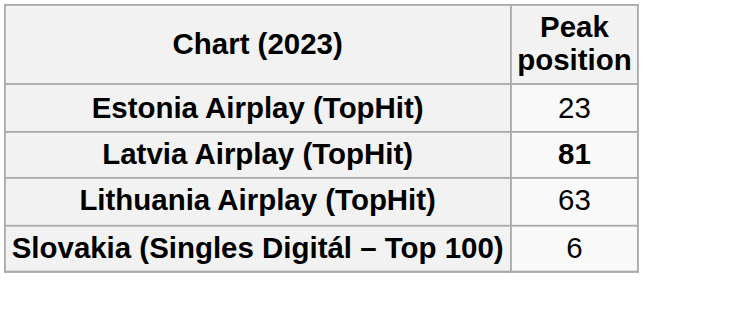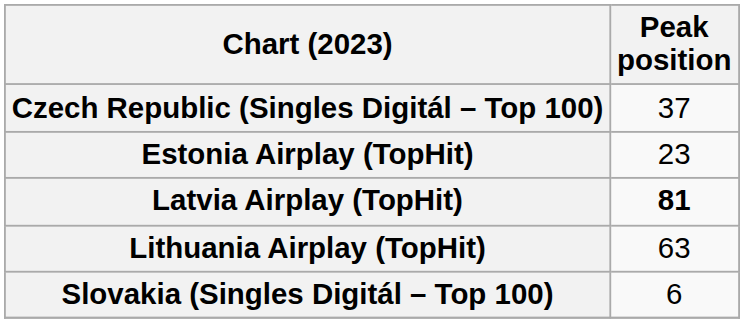+ row: (308, 107)
